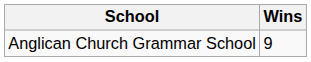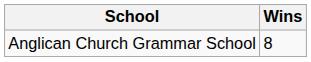(268, 43) 9 -> (268, 43) 8
